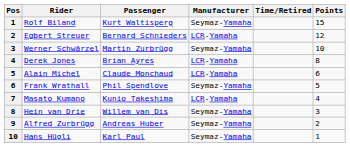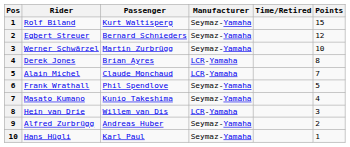(214, 36) LCR-Yamaha -> (221, 36) Seymaz-Yamaha
(318, 74) 6 -> (318, 74) 7
(214, 99) LCR-Yamaha -> (221, 99) Seymaz-Yamaha
(221, 111) Seymaz-Yamaha -> (214, 111) LCR-Yamaha
